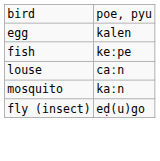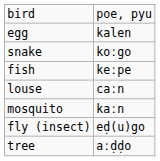+ row: (25, 52)
+ row: (21, 146)
